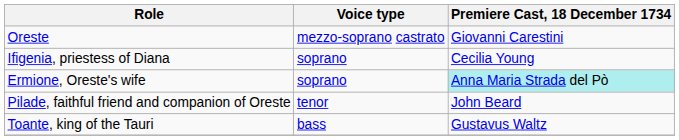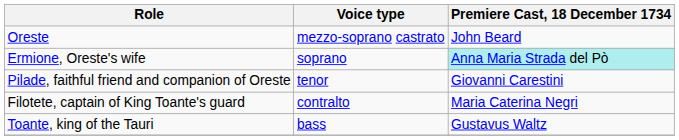(507, 37) Giovanni Carestini -> (486, 37) John Beard
- row: (89, 59)
(486, 102) John Beard -> (507, 80) Giovanni Carestini
+ row: (126, 102)
